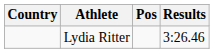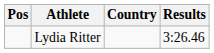columns swapped: (146, 15) <-> (32, 15)
